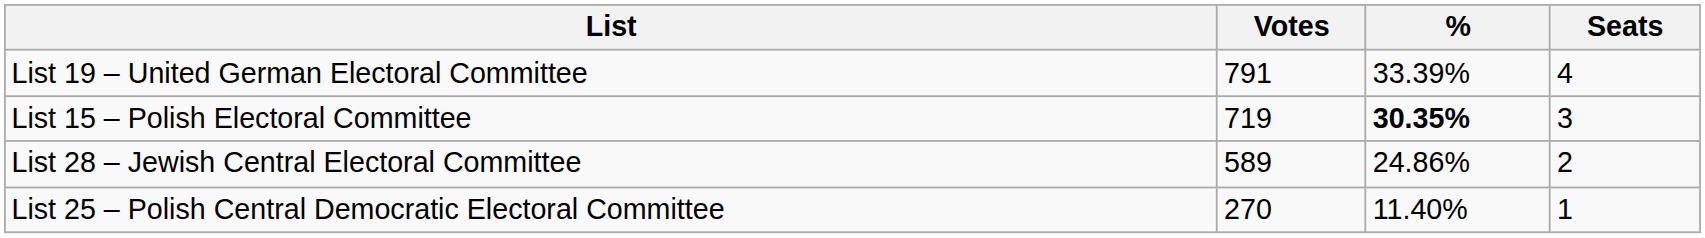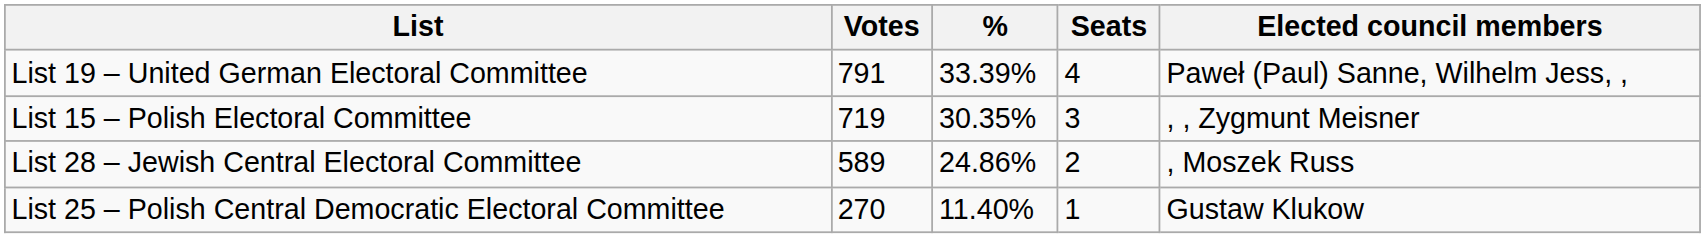+ column: (1430, 27)
(1421, 118) bold -> (988, 118) normal
